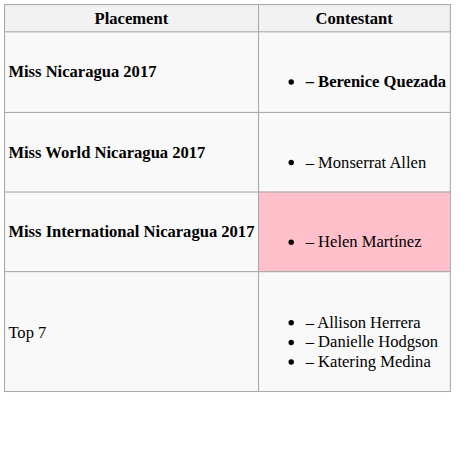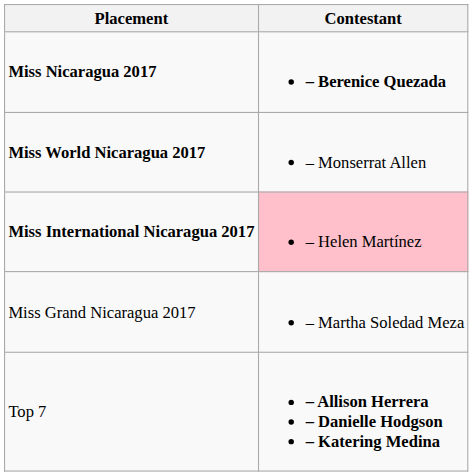+ row: (102, 312)
(354, 342) normal -> (363, 422) bold
